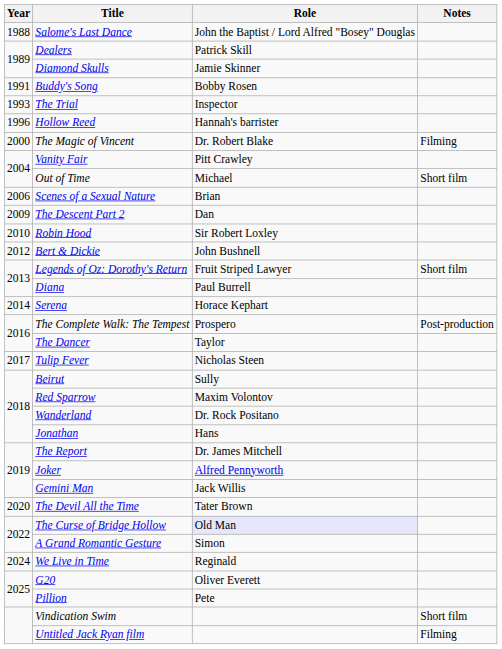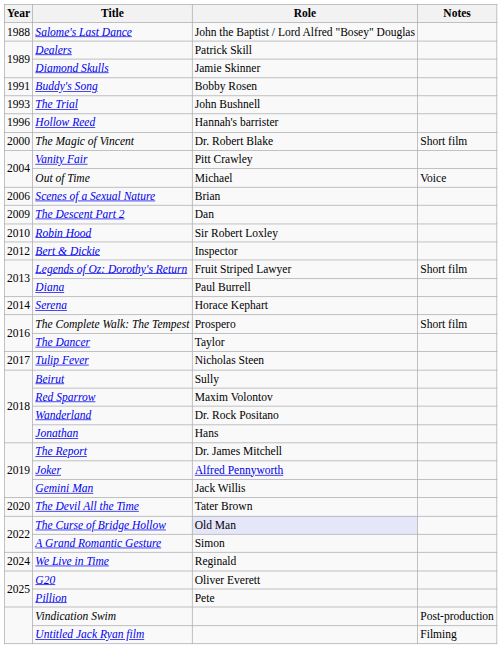(216, 104) Inspector -> (228, 104) John Bushnell
(439, 141) Filming -> (444, 141) Short film
(444, 178) Short film -> (433, 178) Voice
(228, 251) John Bushnell -> (216, 251) Inspector
(457, 324) Post-production -> (444, 324) Short film
(444, 616) Short film -> (457, 616) Post-production
